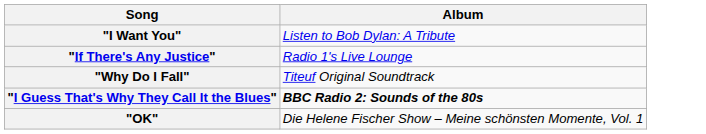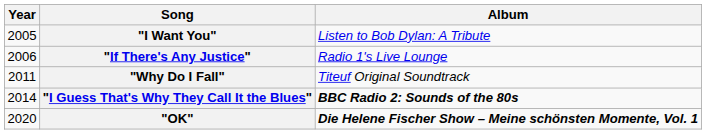+ column: (22, 14)
(463, 118) normal -> (508, 118) bold
